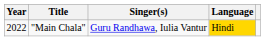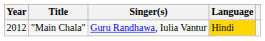(17, 28) 2022 -> (17, 28) 2012
